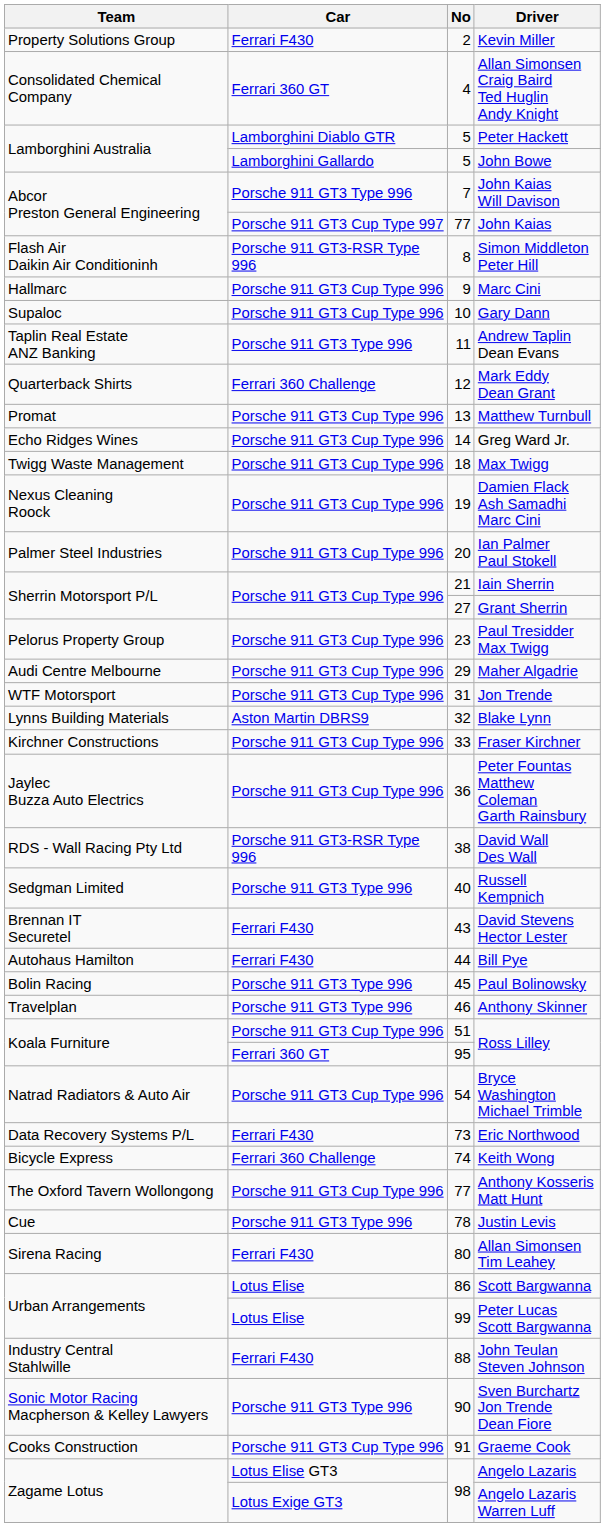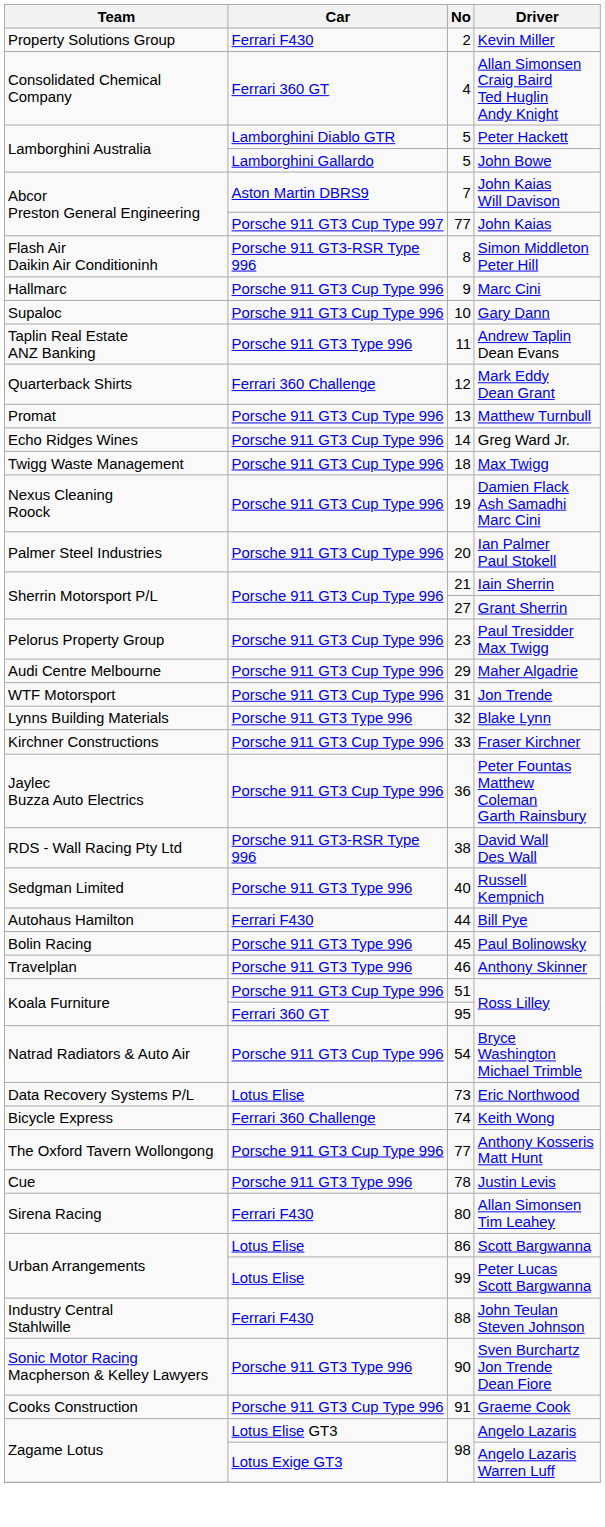(322, 193) Porsche 911 GT3 Type 996 -> (300, 193) Aston Martin DBRS9
(300, 719) Aston Martin DBRS9 -> (322, 719) Porsche 911 GT3 Type 996
- row: (463, 928)
(273, 1135) Ferrari F430 -> (268, 1095) Lotus Elise
